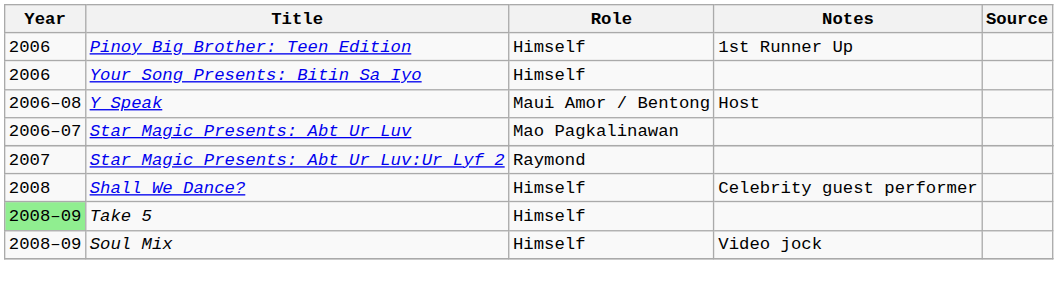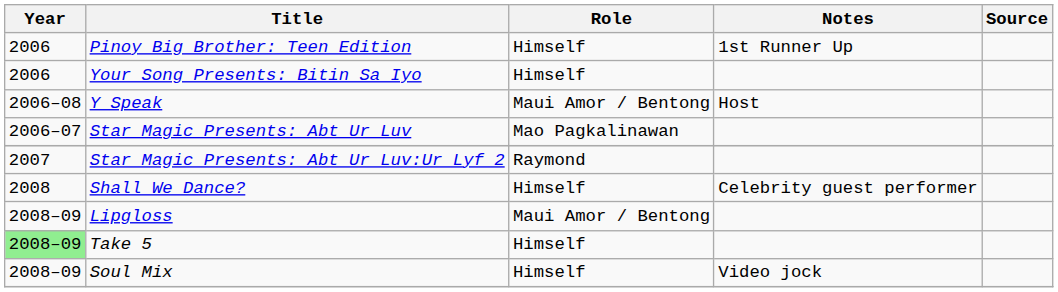+ row: (131, 216)
